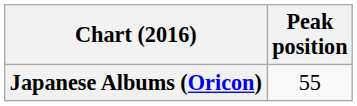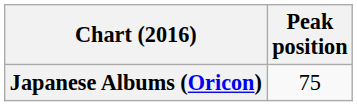(310, 82) 55 -> (310, 82) 75
